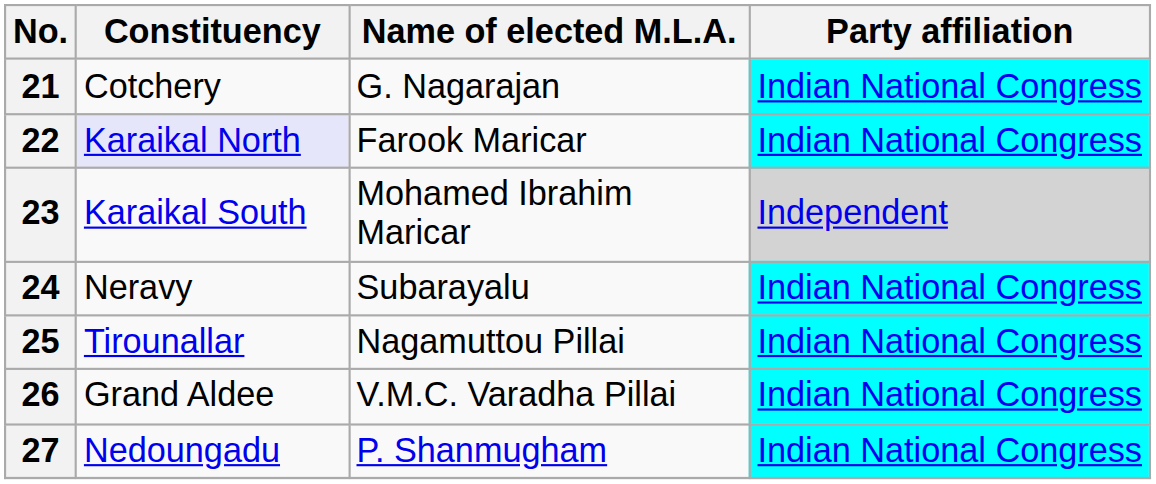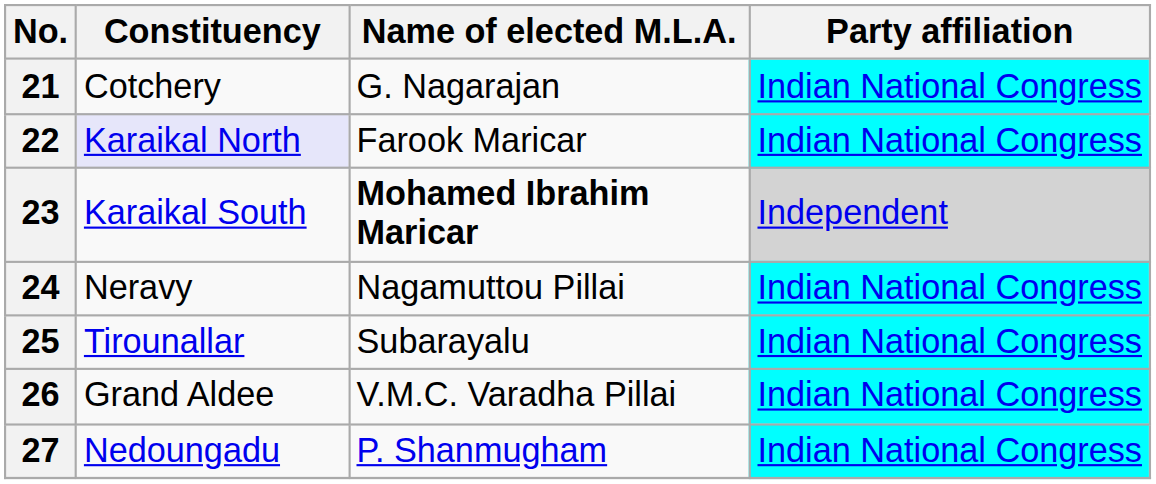(494, 213) normal -> (503, 213) bold
(443, 287) Subarayalu -> (491, 287) Nagamuttou Pillai
(491, 341) Nagamuttou Pillai -> (443, 341) Subarayalu
